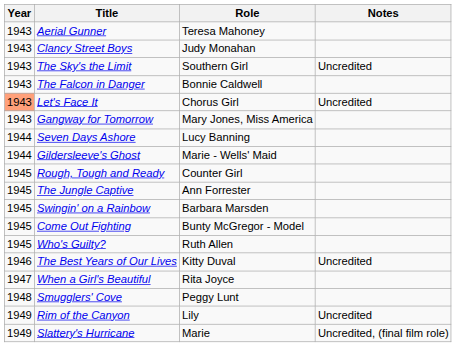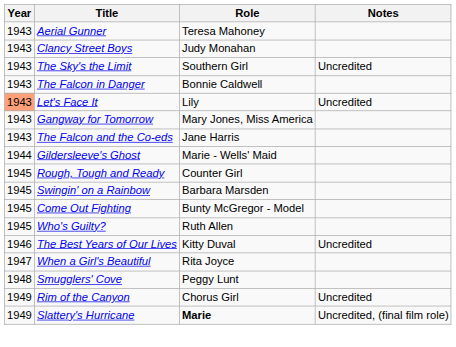(210, 102) Chorus Girl -> (190, 102) Lily
+ row: (105, 137)
- row: (86, 137)
- row: (85, 191)
(190, 315) Lily -> (210, 297) Chorus Girl
(196, 333) normal -> (197, 315) bold
